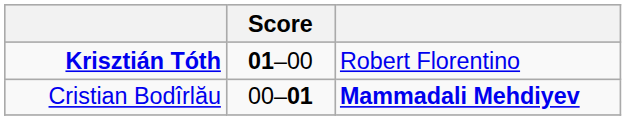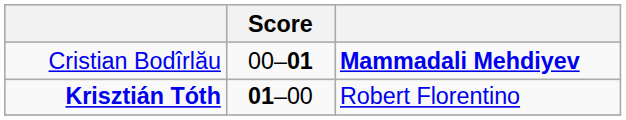rows swapped: (143, 60) <-> (135, 97)
